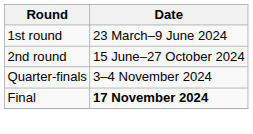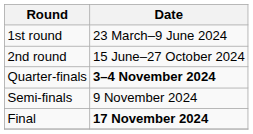(152, 77) normal -> (154, 77) bold
+ row: (40, 98)
